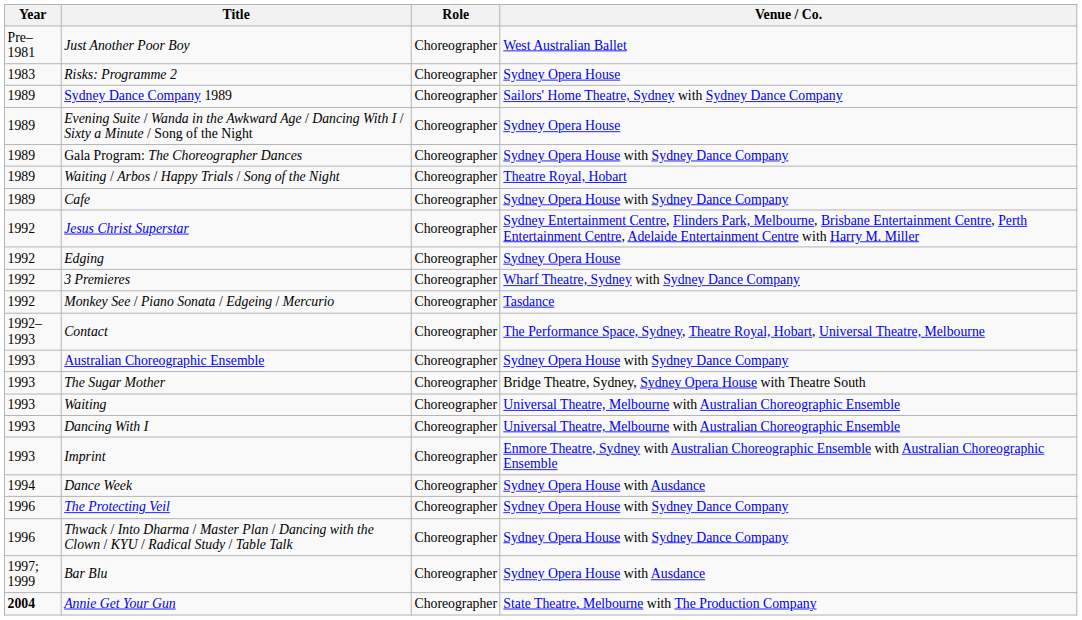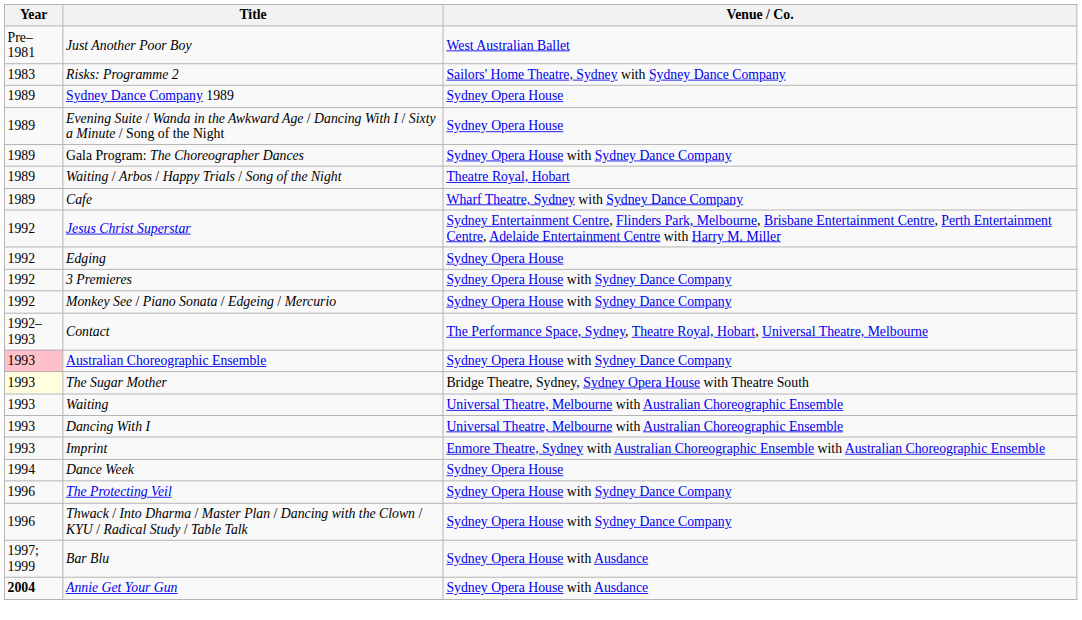- column: (456, 15)
(562, 74) Sydney Opera House -> (616, 74) Sailors' Home Theatre, Sydney with Sydney Dance Company
(673, 96) Sailors' Home Theatre, Sydney with Sydney Dance Company -> (505, 96) Sydney Opera House
(646, 199) Sydney Opera House with Sydney Dance Company -> (595, 199) Wharf Theatre, Sydney with Sydney Dance Company
(652, 280) Wharf Theatre, Sydney with Sydney Dance Company -> (589, 280) Sydney Opera House with Sydney Dance Company
(529, 301) Tasdance -> (589, 301) Sydney Opera House with Sydney Dance Company
(21, 361) no background -> (21, 361) pink background
(21, 382) no background -> (21, 382) lightyellow background
(604, 485) Sydney Opera House with Ausdance -> (505, 470) Sydney Opera House
(660, 603) State Theatre, Melbourne with The Production Company -> (547, 588) Sydney Opera House with Ausdance
